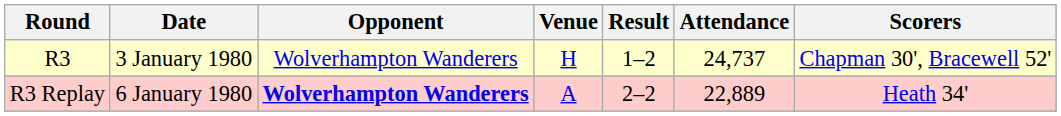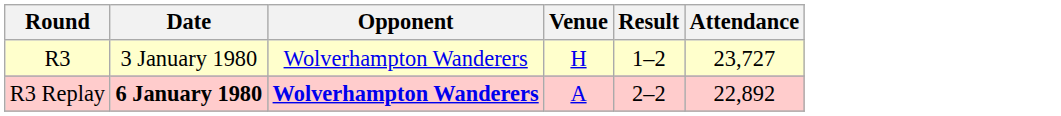- column: (925, 22)
(734, 57) 24,737 -> (744, 57) 23,727
(184, 93) normal -> (189, 93) bold
(734, 93) 22,889 -> (744, 93) 22,892
